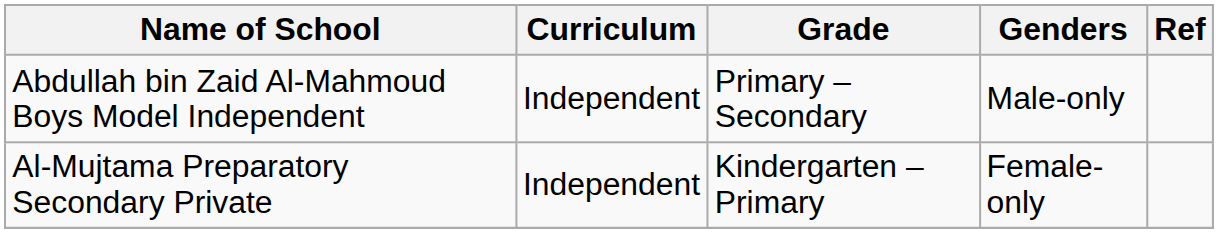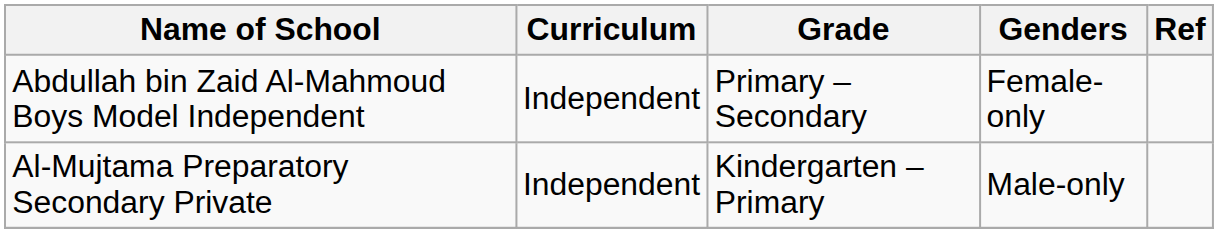(1056, 98) Male-only -> (1045, 98) Female-only
(1045, 184) Female-only -> (1056, 184) Male-only
